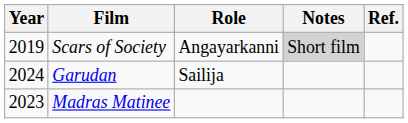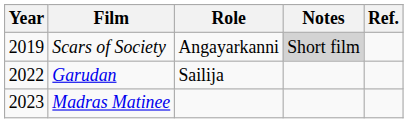(26, 74) 2024 -> (26, 74) 2022
